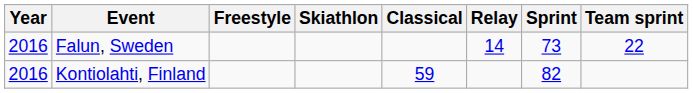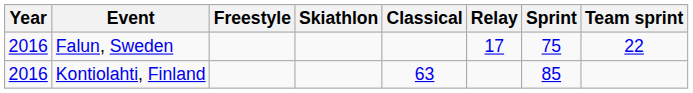(494, 46) 14 -> (494, 46) 17
(551, 46) 73 -> (551, 46) 75
(425, 74) 59 -> (425, 74) 63
(551, 74) 82 -> (551, 74) 85
